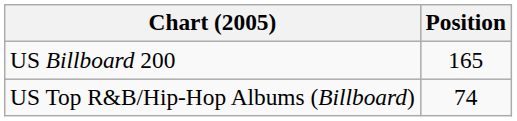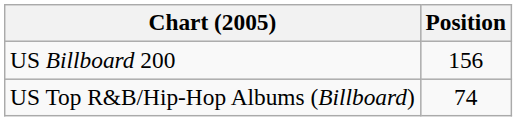(466, 60) 165 -> (466, 60) 156
